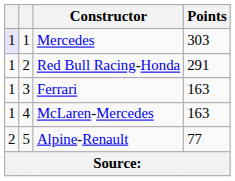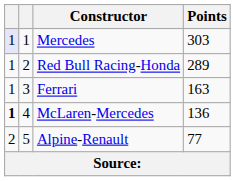(198, 65) 291 -> (198, 65) 289
(12, 114) normal -> (12, 114) bold
(198, 114) 163 -> (198, 114) 136
